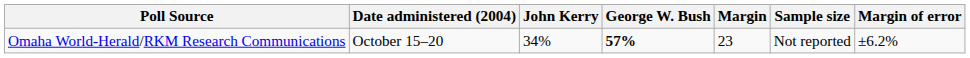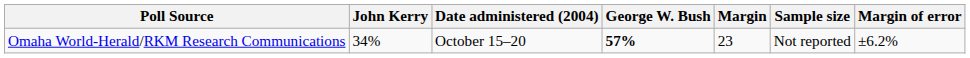columns swapped: (434, 16) <-> (561, 16)
